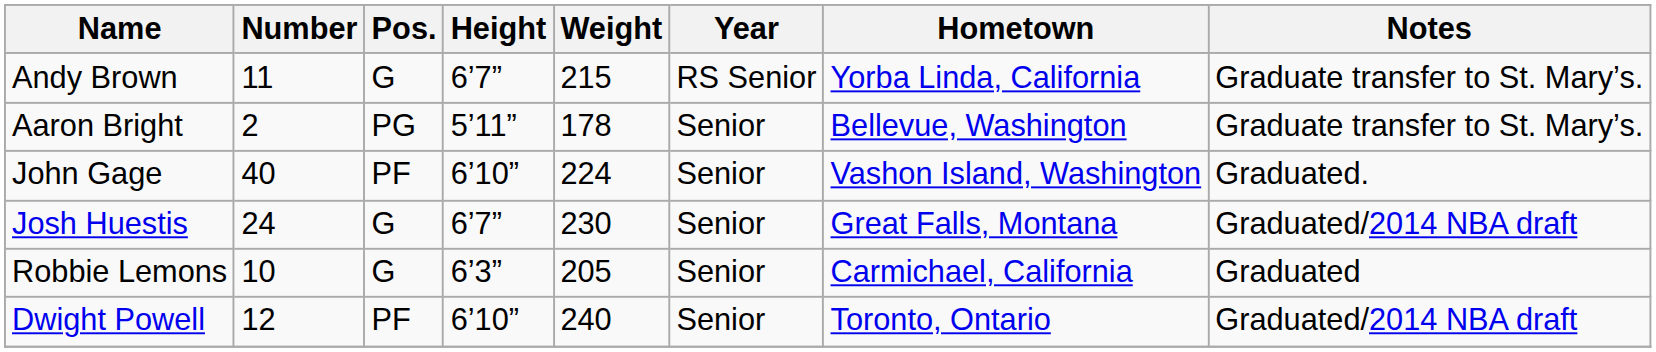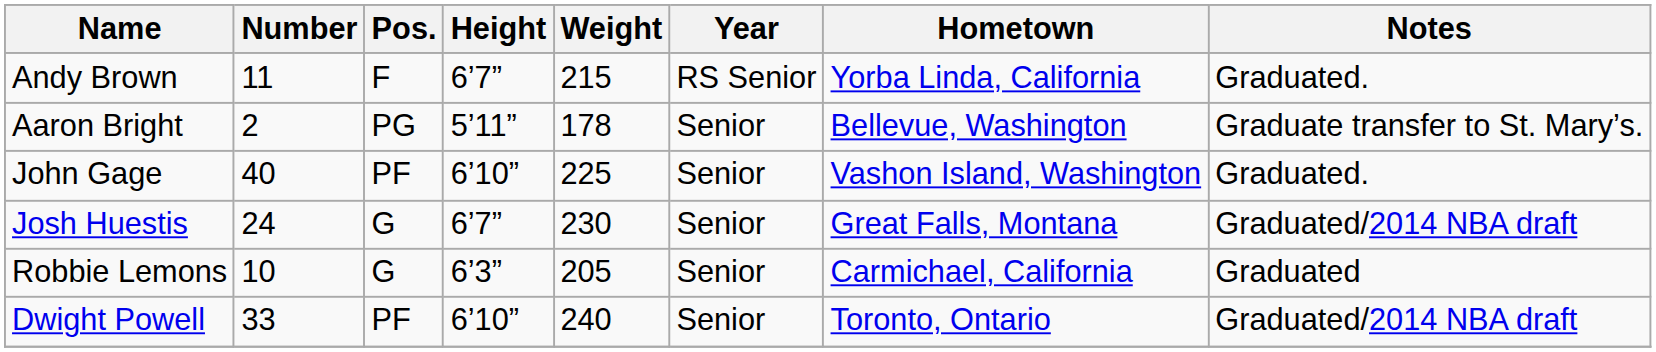(384, 77) G -> (381, 77) F
(1429, 77) Graduate transfer to St. Mary’s. -> (1292, 77) Graduated.
(586, 175) 224 -> (586, 175) 225
(258, 321) 12 -> (258, 321) 33
